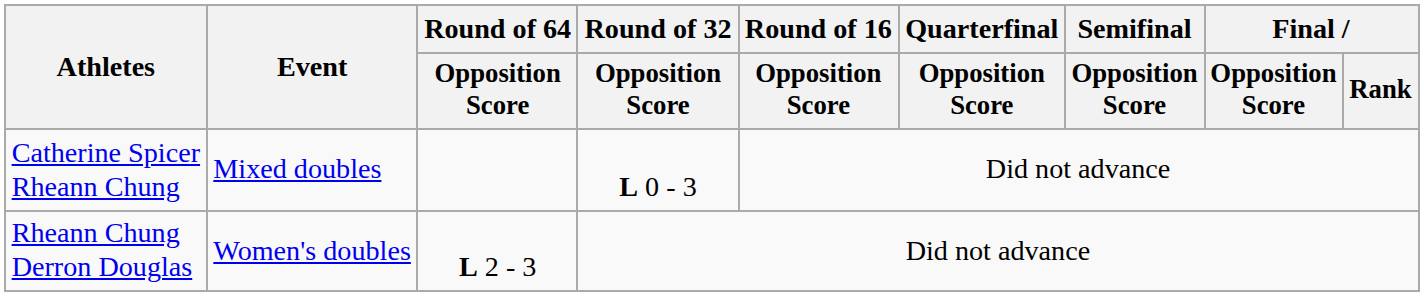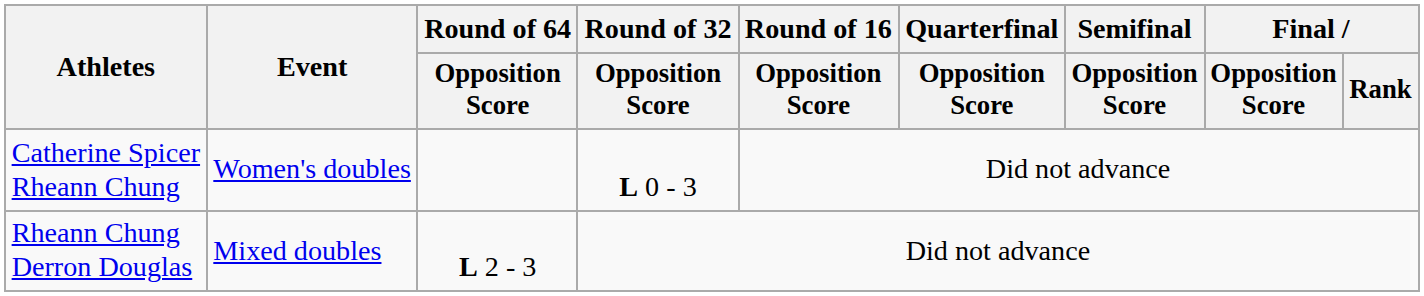(297, 169) Mixed doubles -> (312, 169) Women's doubles
(312, 250) Women's doubles -> (297, 250) Mixed doubles
